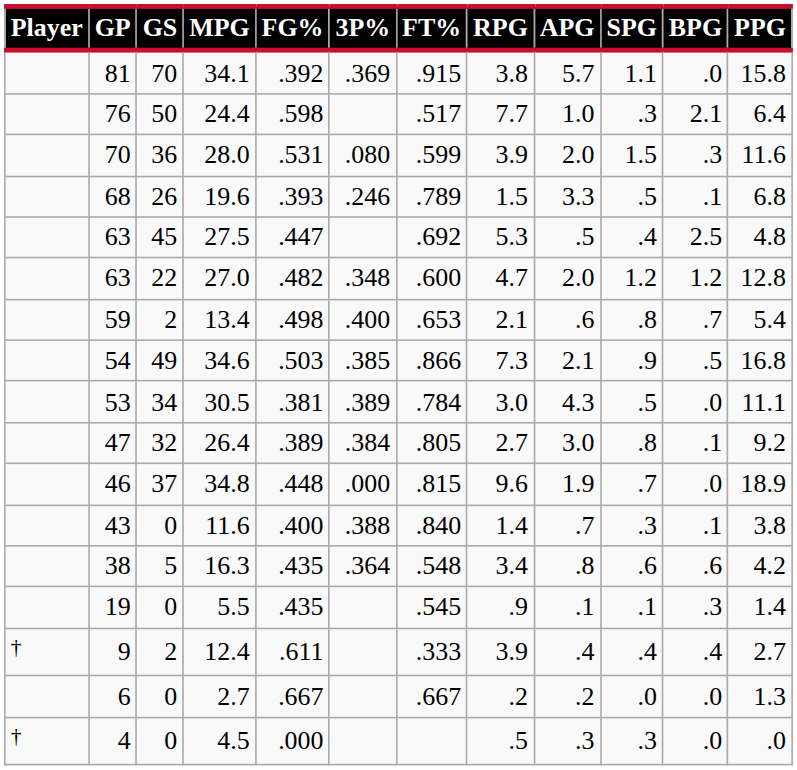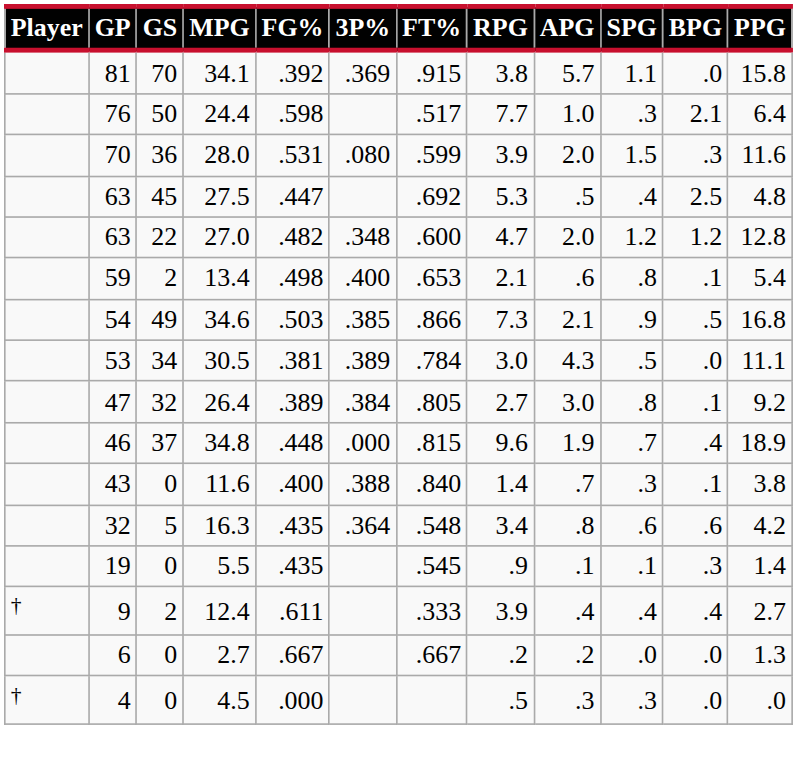- row: (227, 195)
(712, 319) .7 -> (712, 278) .1
(712, 483) .0 -> (712, 442) .4
(118, 565) 38 -> (118, 524) 32
